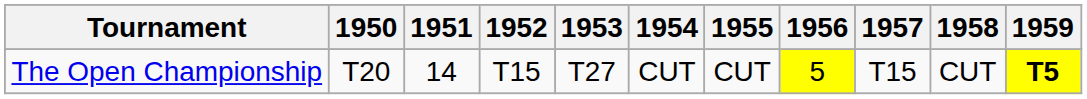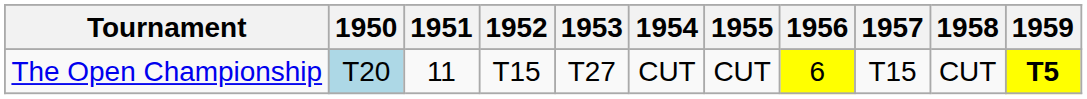(366, 72) no background -> (366, 72) lightblue background
(441, 72) 14 -> (441, 72) 11
(817, 72) 5 -> (817, 72) 6
